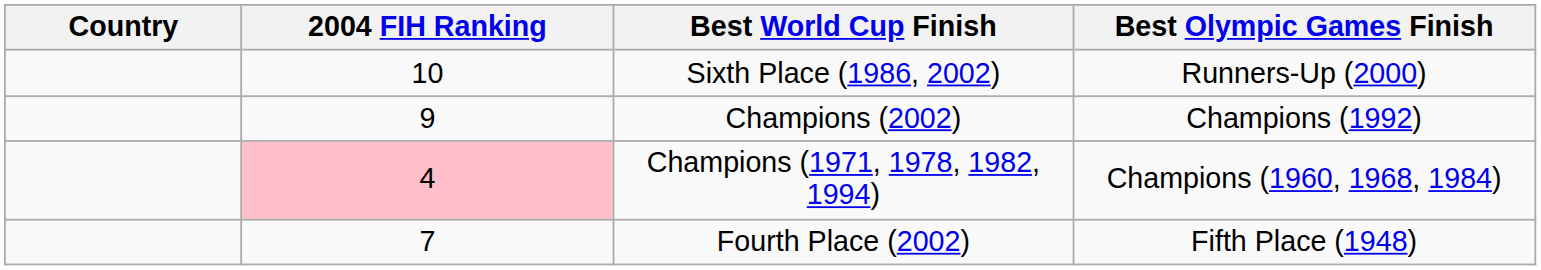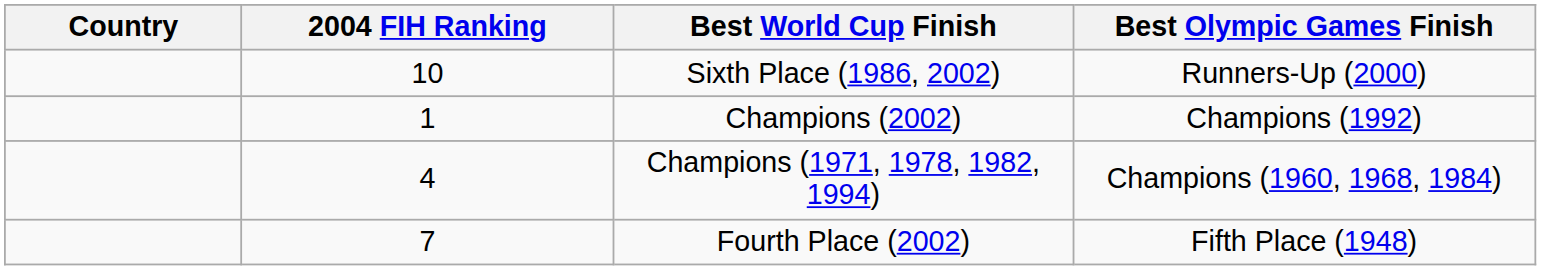(427, 118) 9 -> (427, 118) 1
(427, 179) pink background -> (427, 179) no background
